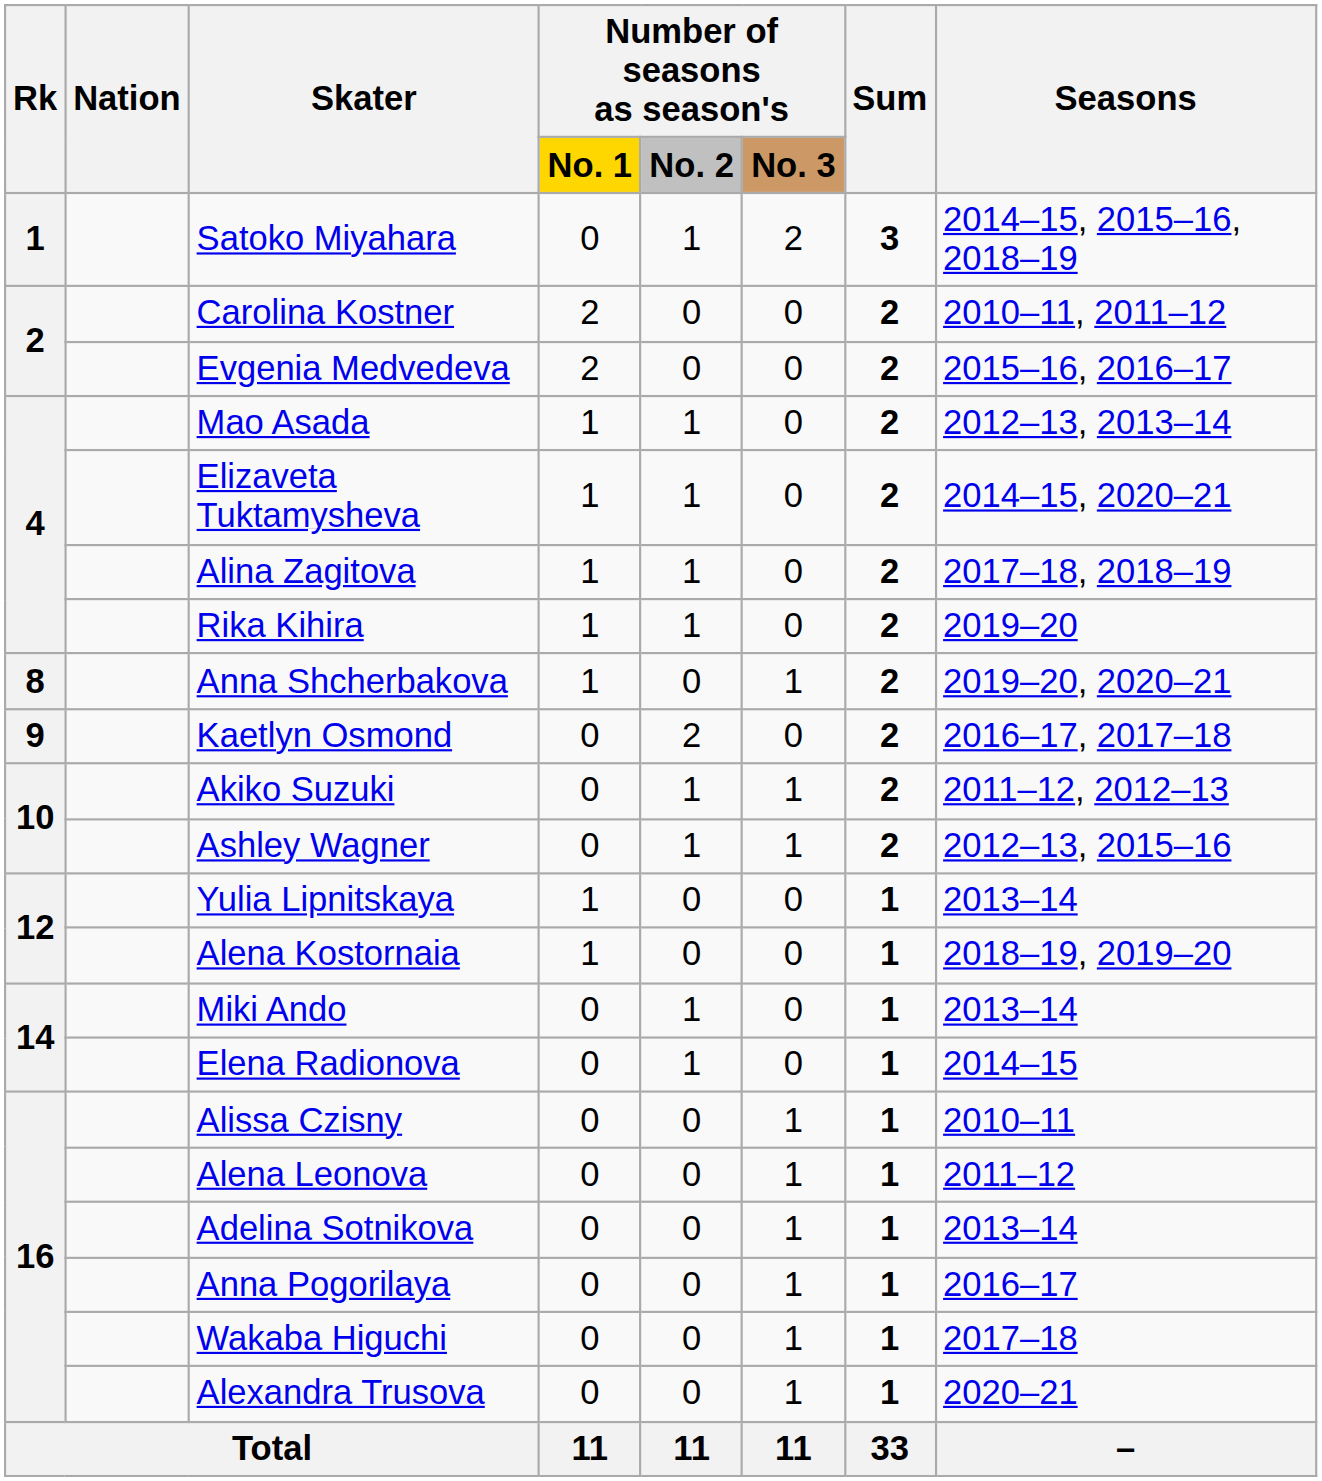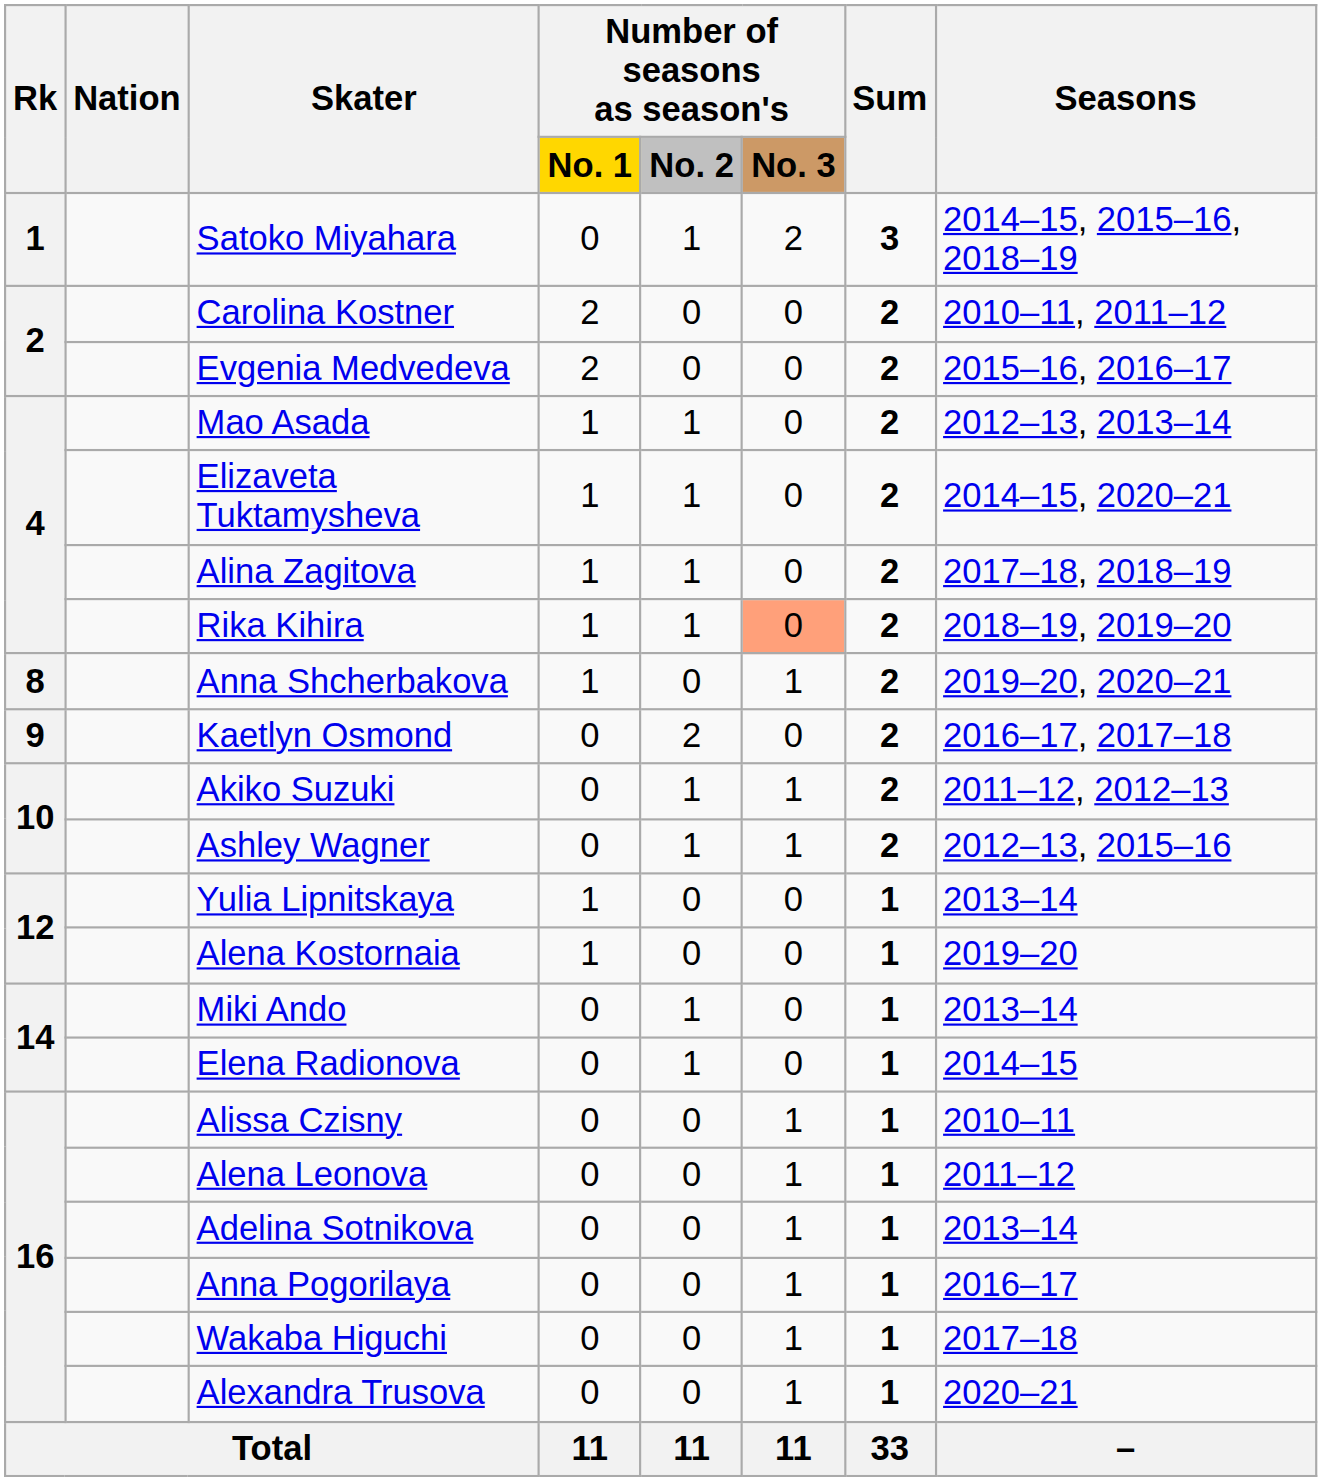(793, 625) no background -> (793, 625) lightsalmon background
(1010, 625) 2019–20 -> (1087, 625) 2018–19, 2019–20
(1087, 954) 2018–19, 2019–20 -> (1010, 954) 2019–20
